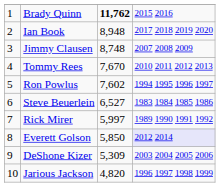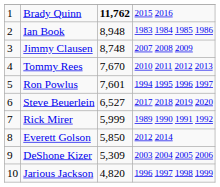(174, 31) 2017 2018 2019 2020 -> (174, 31) 1983 1984 1985 1986
(112, 84) 7,602 -> (112, 84) 7,601
(174, 102) 1983 1984 1985 1986 -> (174, 102) 2017 2018 2019 2020
(112, 119) 5,997 -> (112, 119) 5,999
(154, 137) lavender background -> (154, 137) no background
